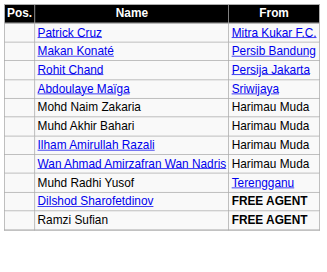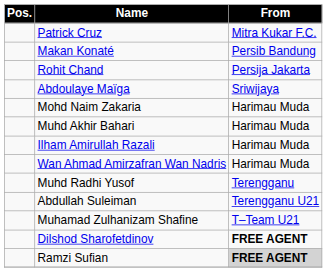+ row: (87, 201)
+ row: (118, 220)
(270, 220) no background -> (270, 257) lightgrey background
